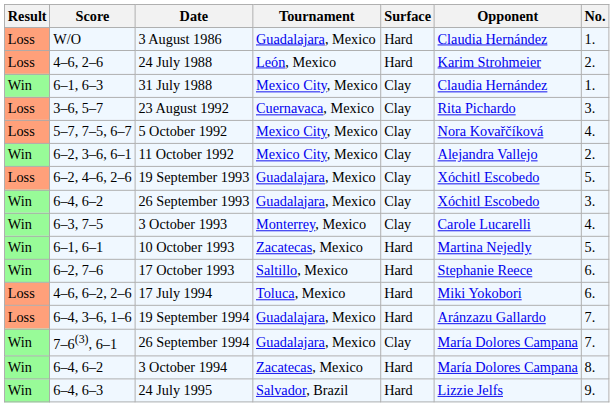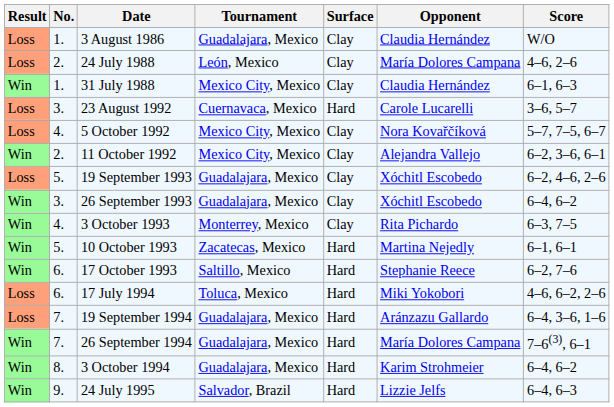columns swapped: (595, 15) <-> (93, 15)
(398, 38) Hard -> (340, 38) Clay
(398, 61) Hard -> (340, 61) Clay
(489, 61) Karim Strohmeier -> (450, 61) María Dolores Campana
(398, 108) Clay -> (341, 108) Hard
(477, 108) Rita Pichardo -> (427, 108) Carole Lucarelli
(484, 224) Carole Lucarelli -> (419, 224) Rita Pichardo
(398, 341) Clay -> (341, 341) Hard
(309, 367) Zacatecas, Mexico -> (258, 367) Guadalajara, Mexico
(508, 367) María Dolores Campana -> (432, 367) Karim Strohmeier
